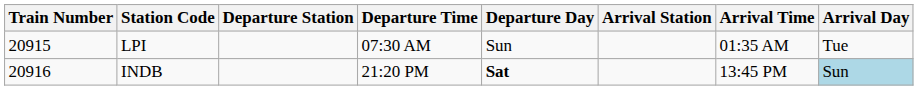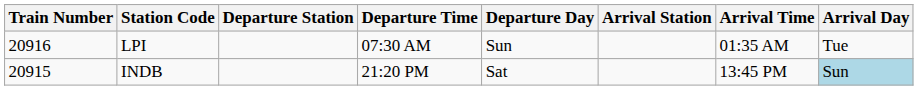(30, 44) 20915 -> (30, 44) 20916
(30, 71) 20916 -> (30, 71) 20915
(497, 71) bold -> (497, 71) normal
